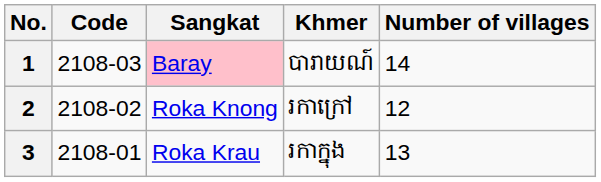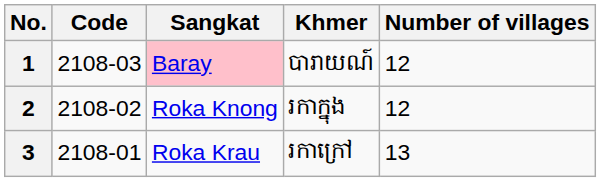(397, 63) 14 -> (397, 63) 12
(321, 106) រកាក្រៅ -> (317, 106) រកាក្នុង
(317, 151) រកាក្នុង -> (321, 151) រកាក្រៅ
